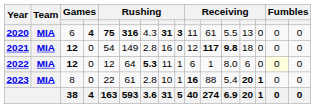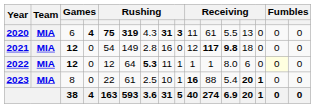(130, 32) 316 -> (130, 32) 319
(192, 64) 6 -> (192, 64) 1
(150, 79) 2.8 -> (150, 79) 2.5
